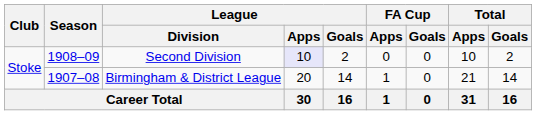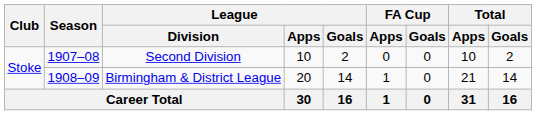(73, 57) 1908–09 -> (73, 57) 1907–08
(304, 57) lavender background -> (304, 57) no background
(73, 78) 1907–08 -> (73, 78) 1908–09
